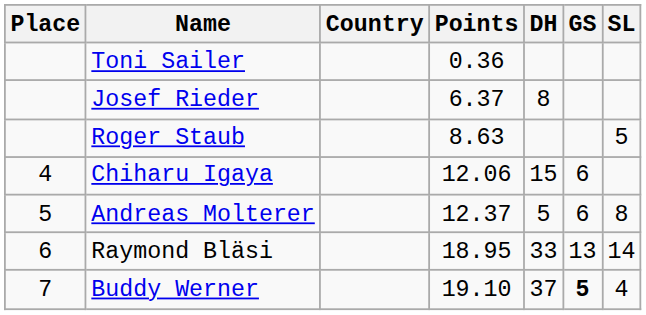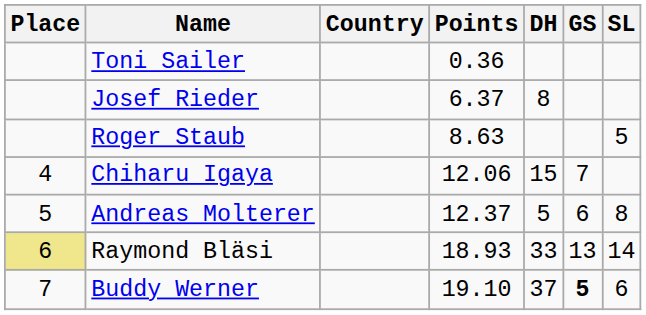(583, 176) 6 -> (583, 176) 7
(45, 251) no background -> (45, 251) khaki background
(477, 251) 18.95 -> (477, 251) 18.93
(622, 289) 4 -> (622, 289) 6
